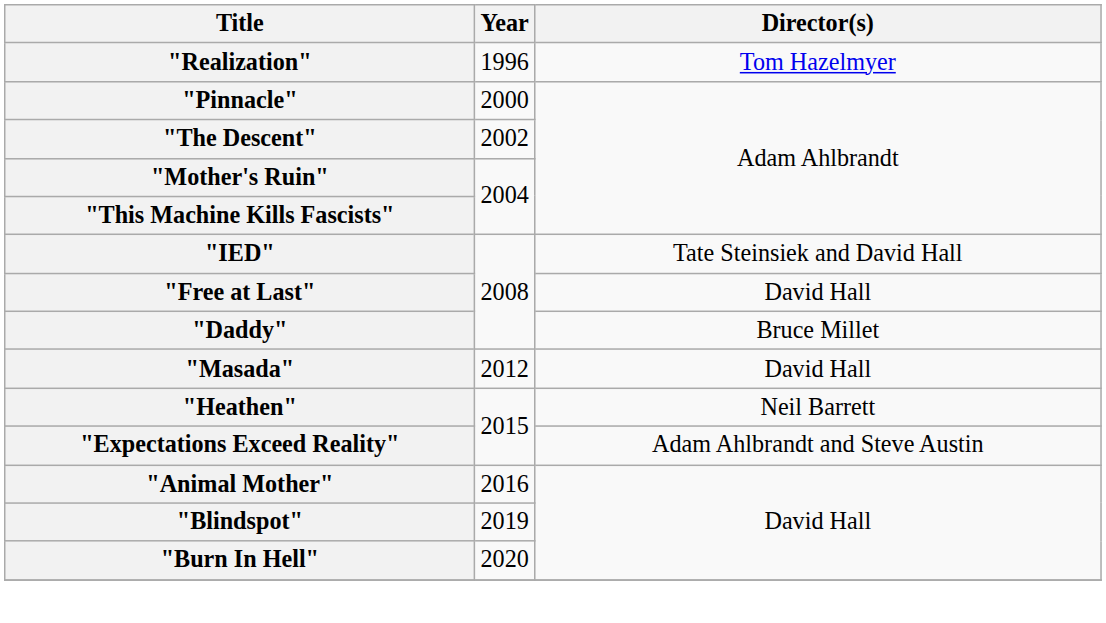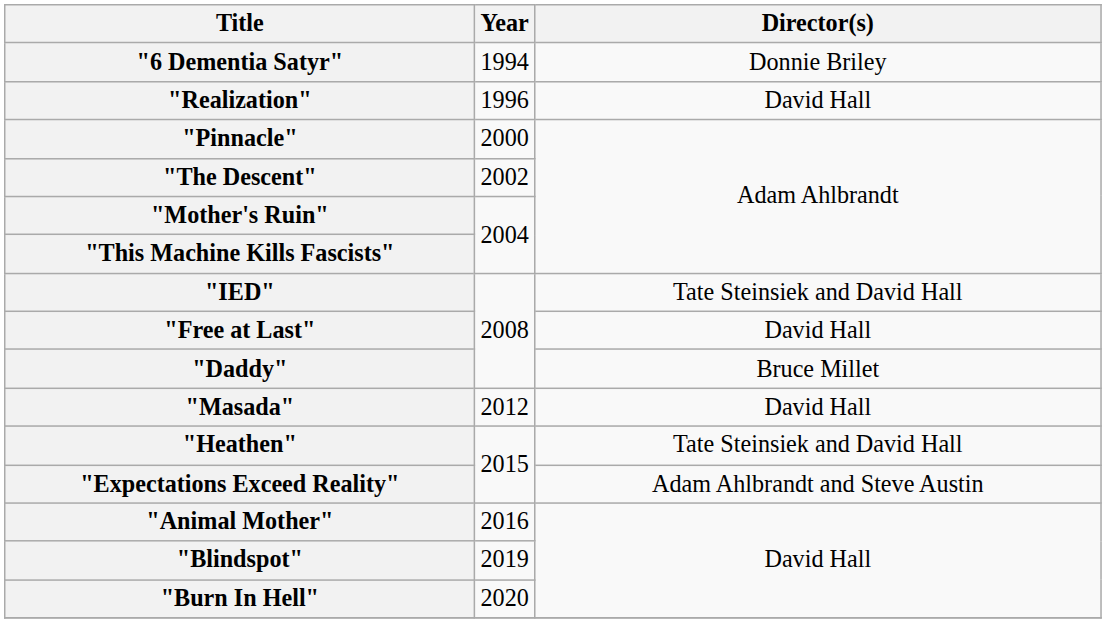+ row: (240, 61)
(818, 61) Tom Hazelmyer -> (818, 100) David Hall
(818, 406) Neil Barrett -> (818, 445) Tate Steinsiek and David Hall
